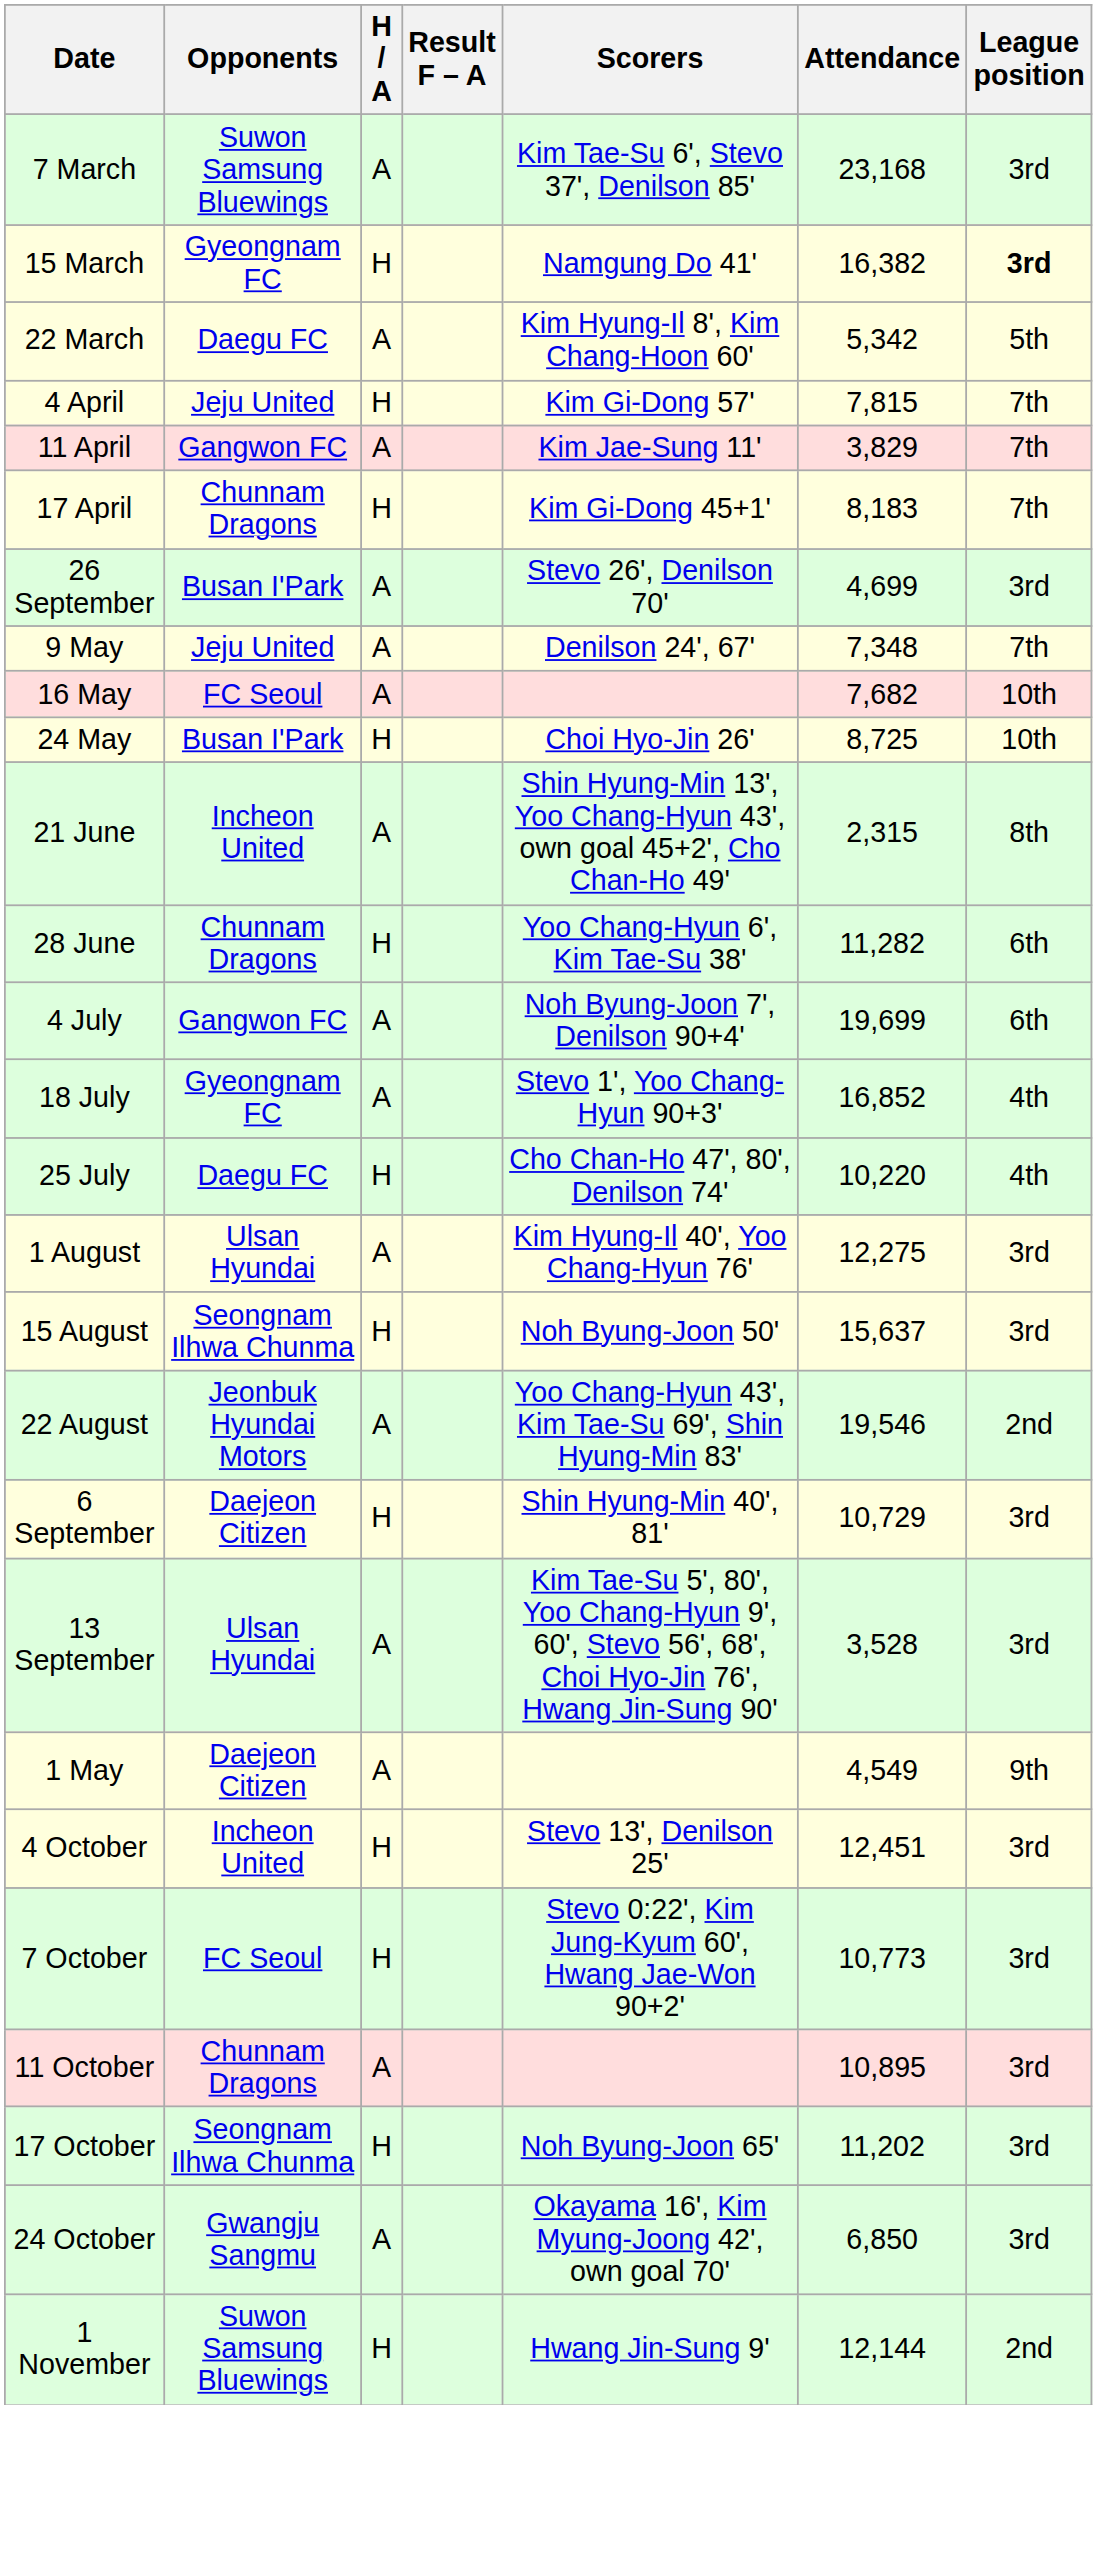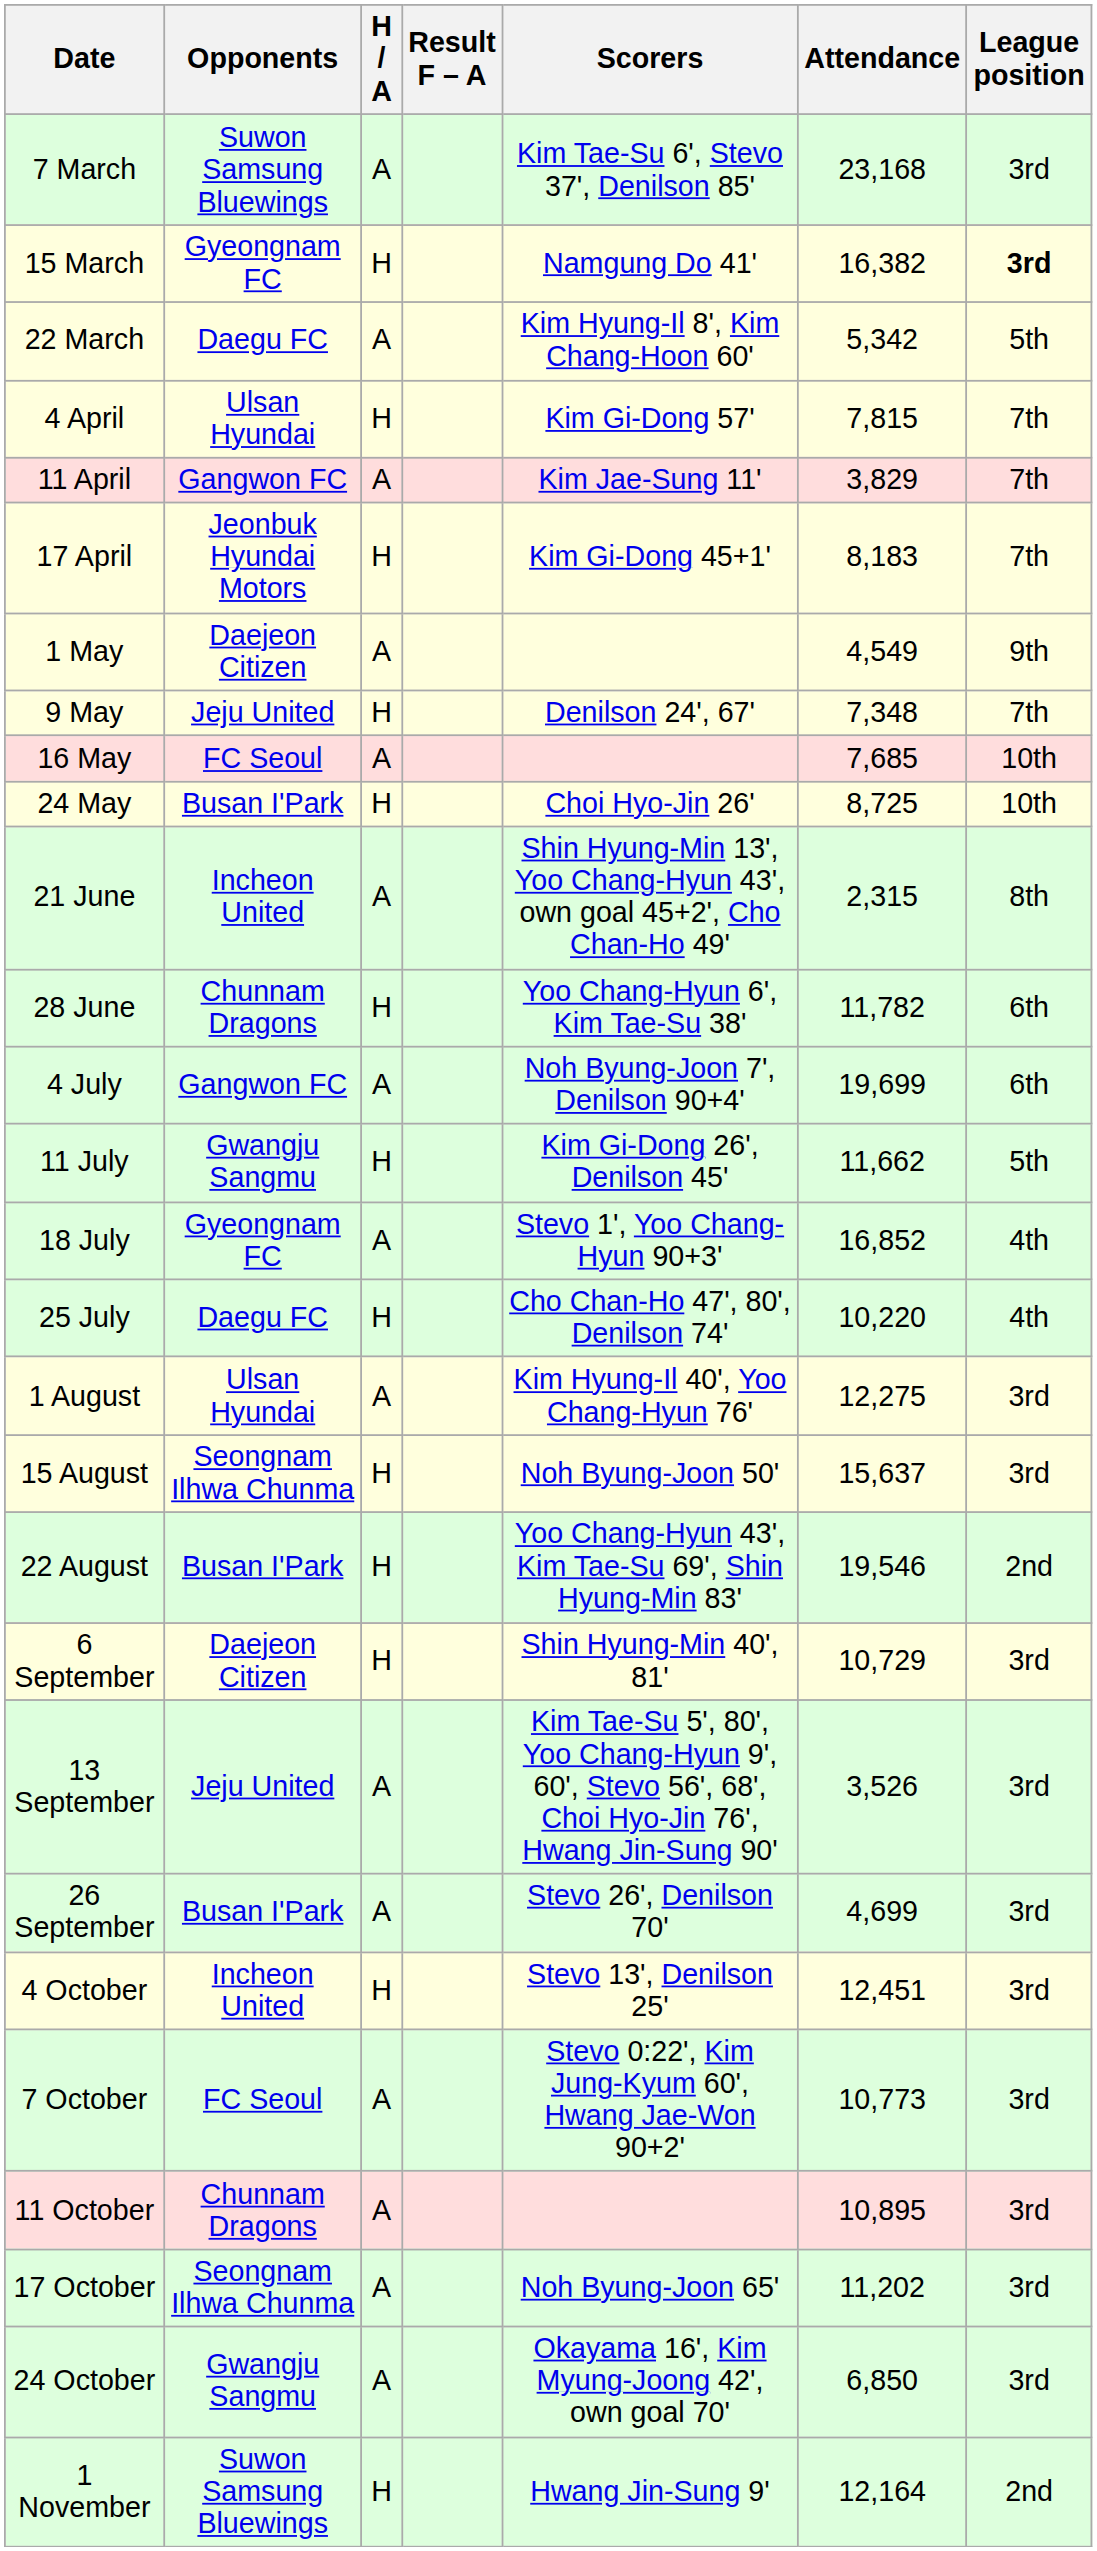(263, 402) Jeju United -> (263, 418) Ulsan Hyundai
(263, 509) Chunnam Dragons -> (263, 557) Jeonbuk Hyundai Motors
rows swapped: (84, 1770) <-> (84, 586)
(382, 648) A -> (382, 712) H
(882, 693) 7,682 -> (882, 758) 7,685
(882, 942) 11,282 -> (882, 1007) 11,782
+ row: (84, 1162)
(263, 1424) Jeonbuk Hyundai Motors -> (263, 1566) Busan I'Park
(382, 1424) A -> (382, 1566) H
(263, 1644) Ulsan Hyundai -> (263, 1786) Jeju United
(882, 1644) 3,528 -> (882, 1786) 3,526
(382, 1957) H -> (382, 2100) A
(382, 2145) H -> (382, 2287) A
(882, 2349) 12,144 -> (882, 2491) 12,164
